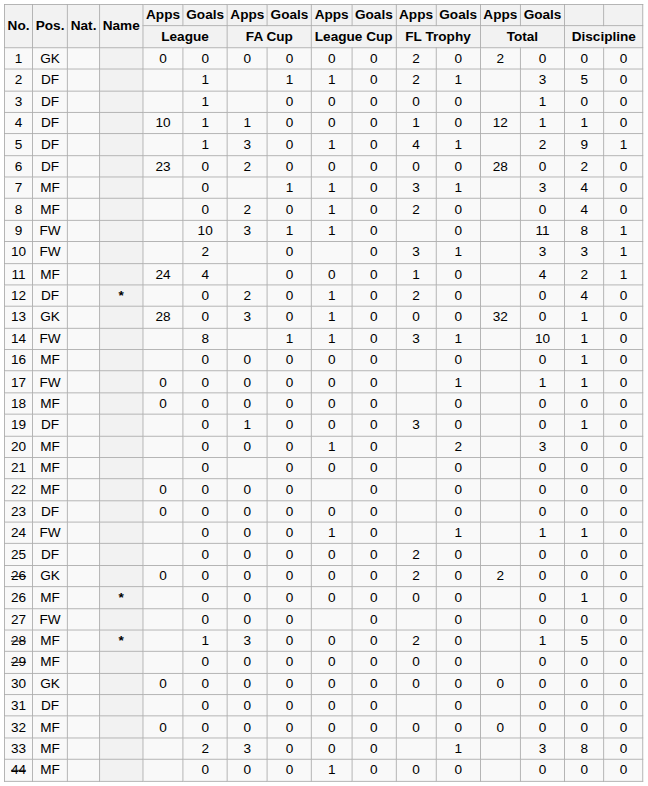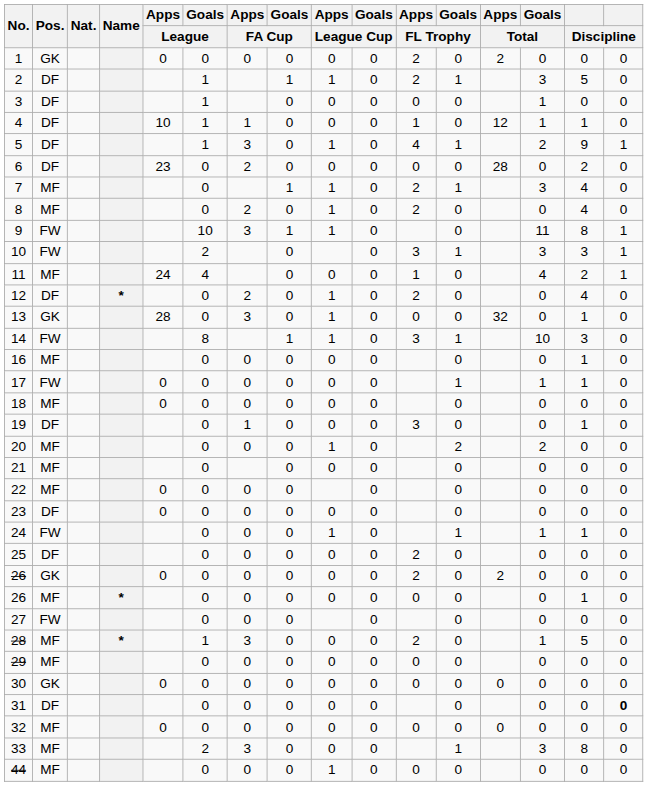(416, 187) 3 -> (416, 187) 2
(584, 338) 1 -> (584, 338) 3
(543, 446) 3 -> (543, 446) 2
(623, 705) normal -> (623, 705) bold
